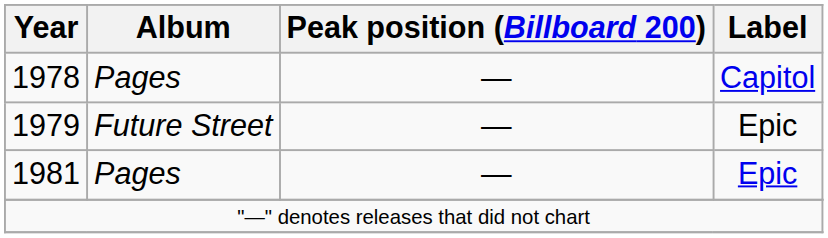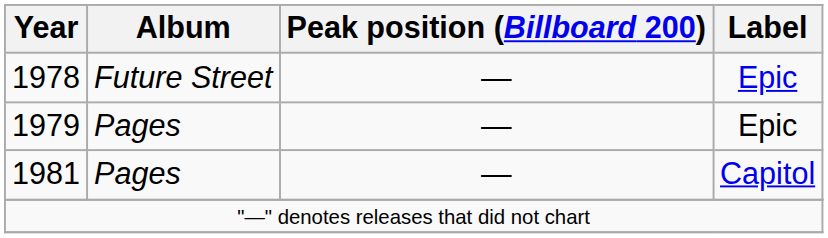(137, 77) Pages -> (183, 77) Future Street
(768, 77) Capitol -> (768, 77) Epic
(183, 125) Future Street -> (137, 125) Pages
(768, 174) Epic -> (768, 174) Capitol
